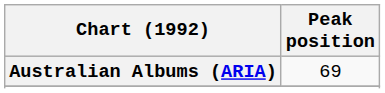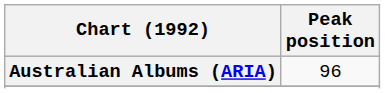(330, 72) 69 -> (330, 72) 96
